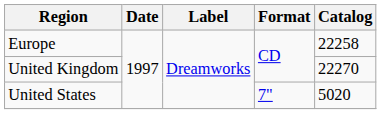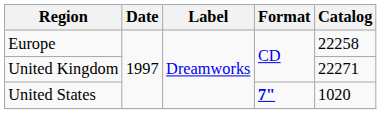(338, 69) 22270 -> (338, 69) 22271
(265, 95) normal -> (267, 95) bold
(334, 95) 5020 -> (334, 95) 1020
